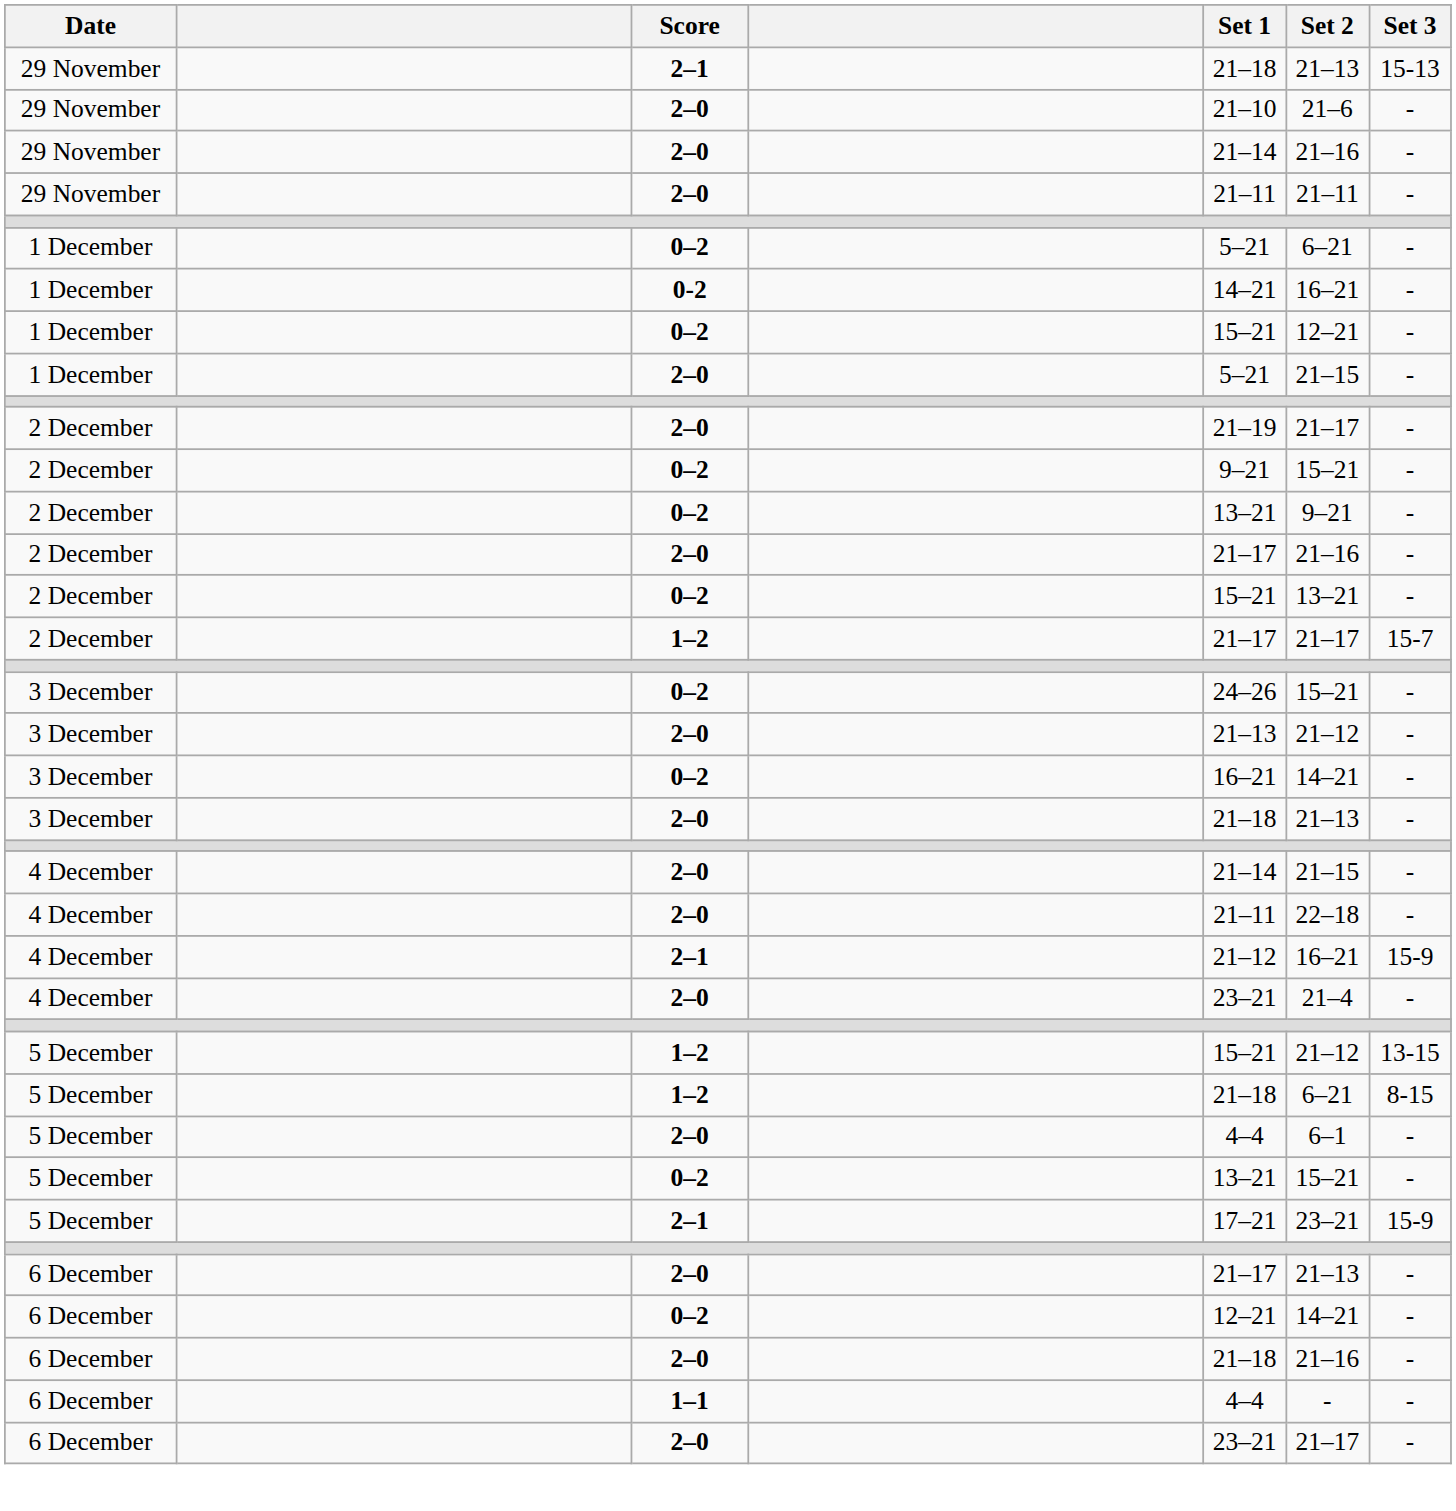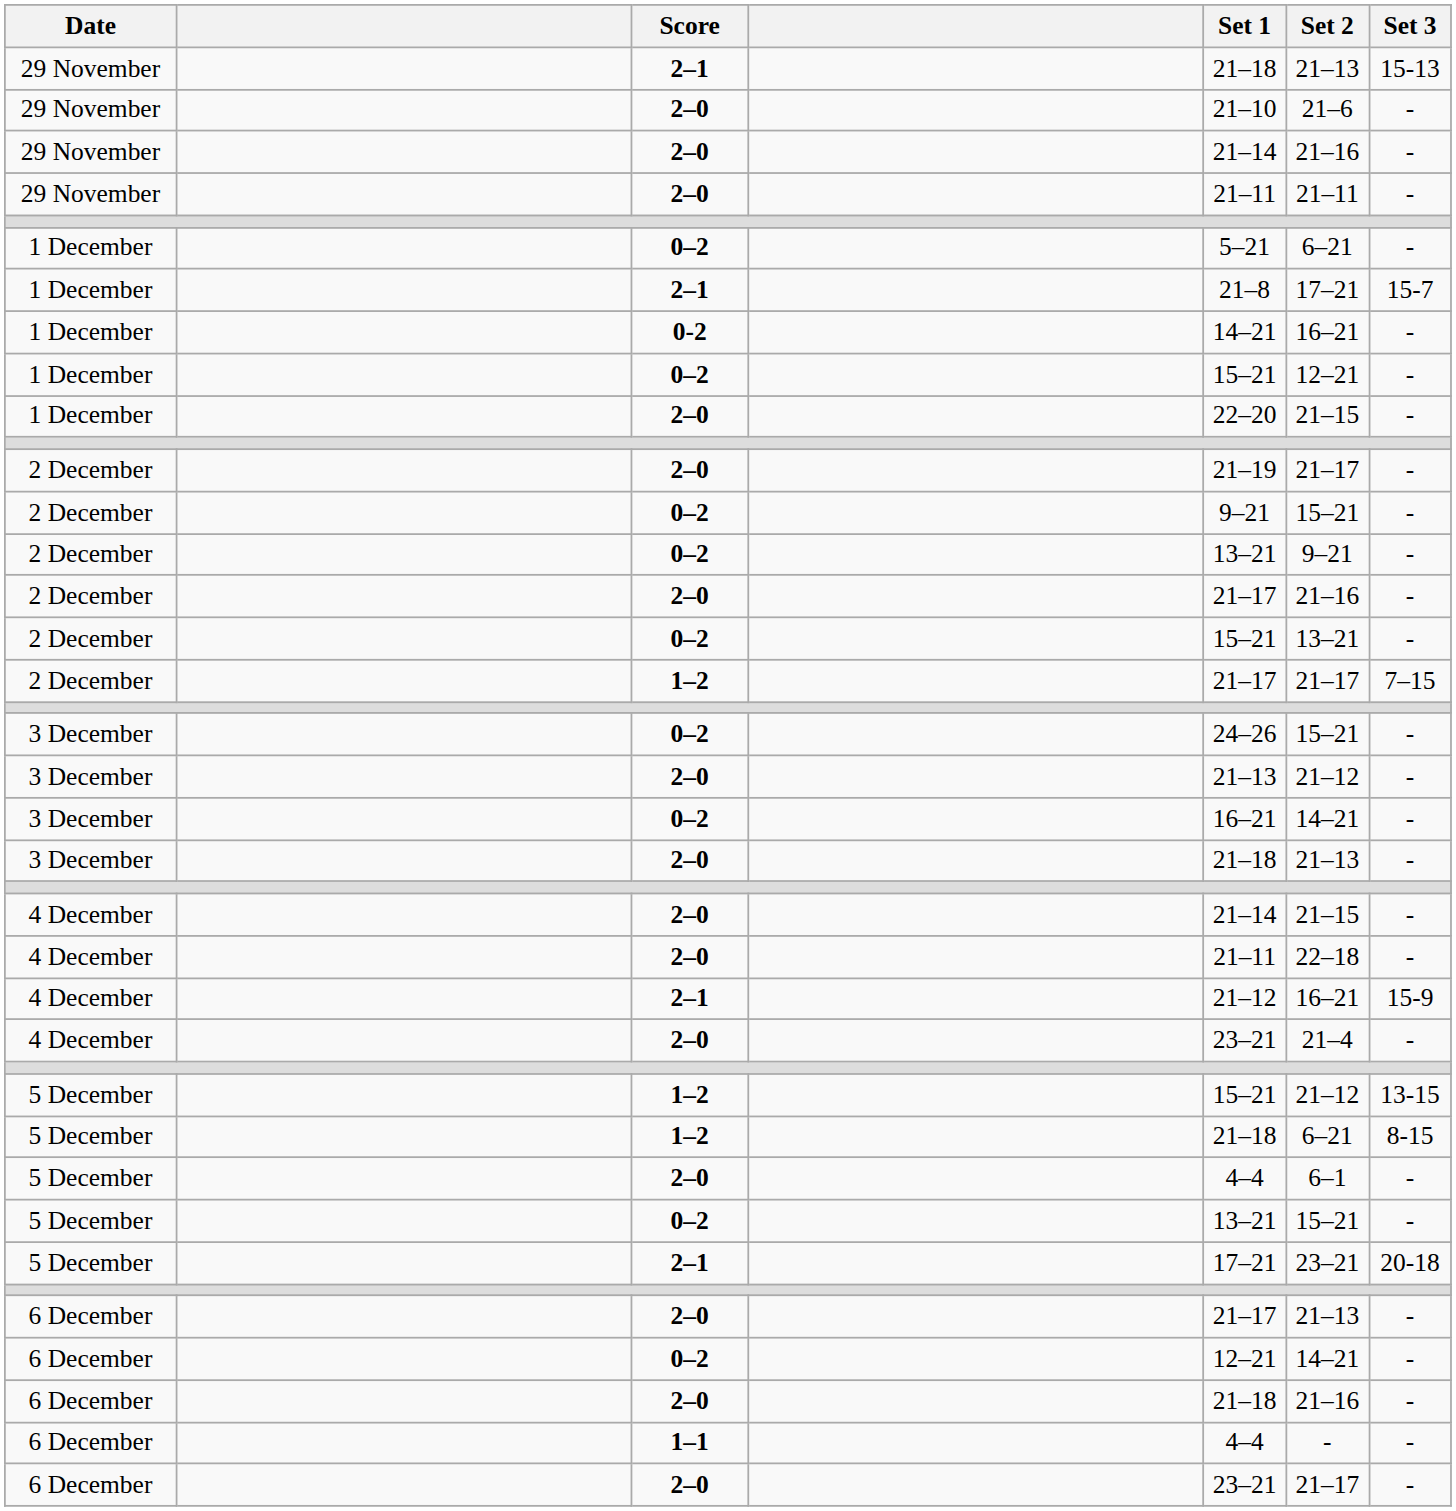+ row: (90, 290)
(1245, 374) 5–21 -> (1245, 416) 22–20
(1410, 638) 15-7 -> (1410, 680) 7–15
(1410, 1220) 15-9 -> (1410, 1262) 20-18
